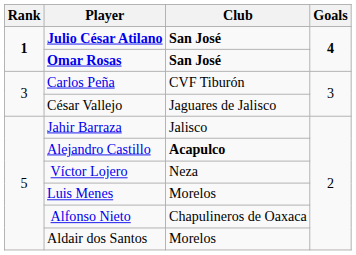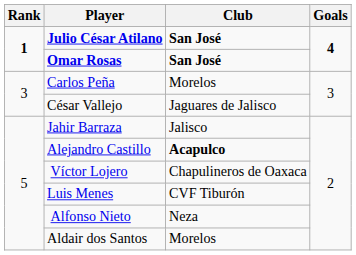(207, 82) CVF Tiburón -> (193, 82) Morelos
(184, 171) Neza -> (238, 171) Chapulineros de Oaxaca
(193, 194) Morelos -> (207, 194) CVF Tiburón
(238, 216) Chapulineros de Oaxaca -> (184, 216) Neza
